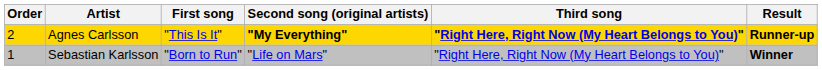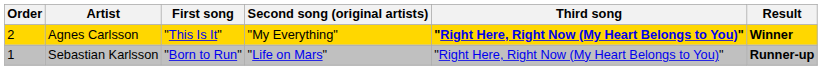(297, 34) bold -> (293, 34) normal
(782, 34) Runner-up -> (771, 34) Winner
(771, 55) Winner -> (782, 55) Runner-up
